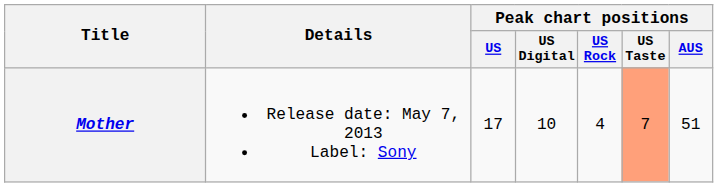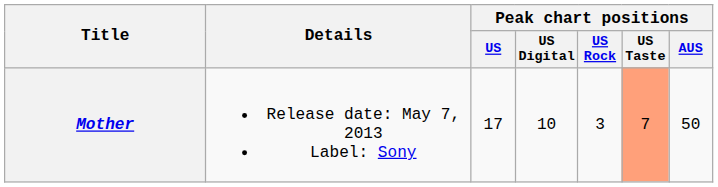(600, 124) 4 -> (600, 124) 3
(691, 124) 51 -> (691, 124) 50
